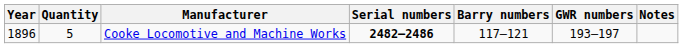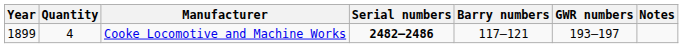(22, 33) 1896 -> (22, 33) 1899
(70, 33) 5 -> (70, 33) 4
